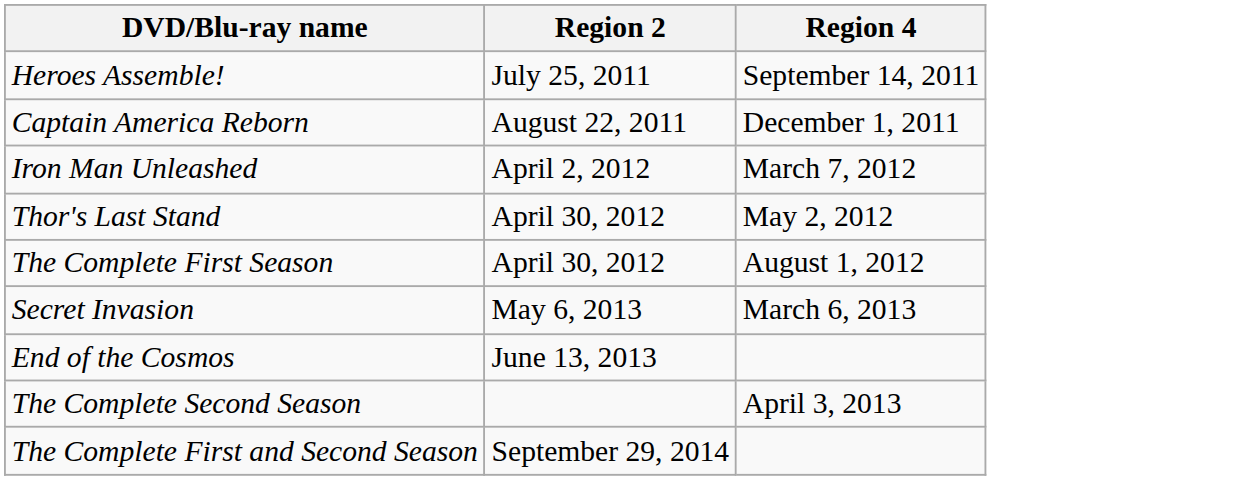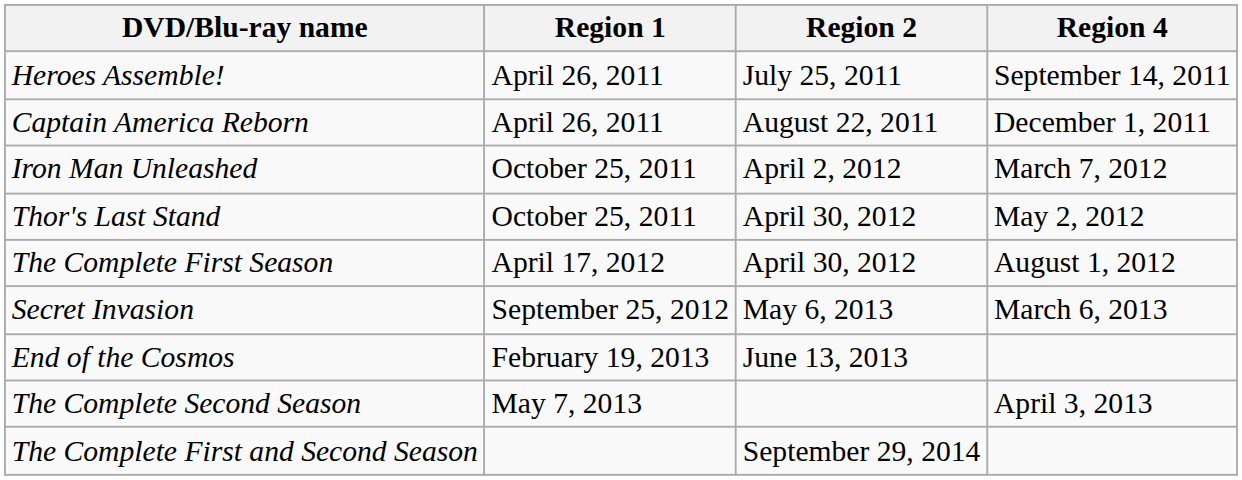+ column: (610, 27)
